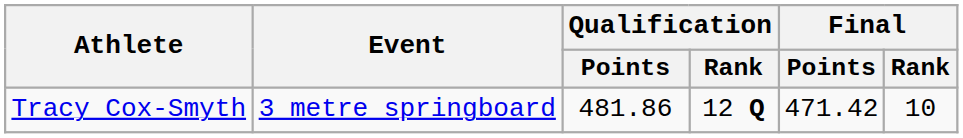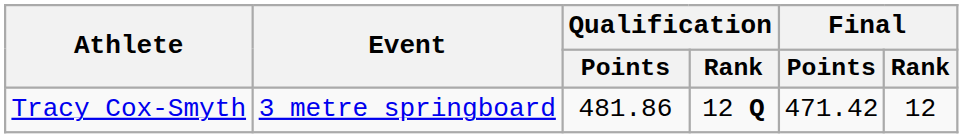(920, 109) 10 -> (920, 109) 12
